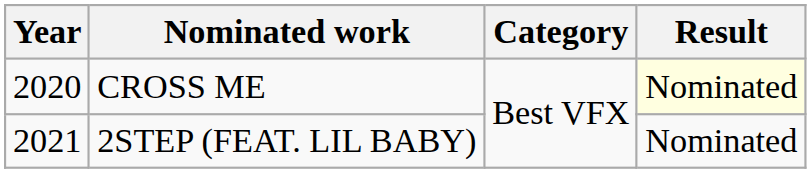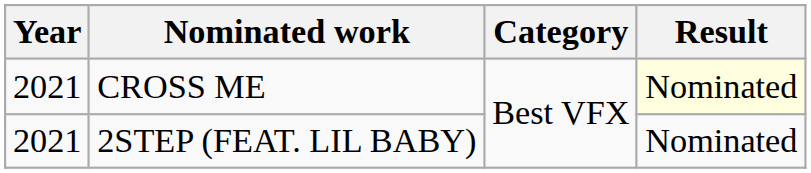(47, 85) 2020 -> (47, 85) 2021
